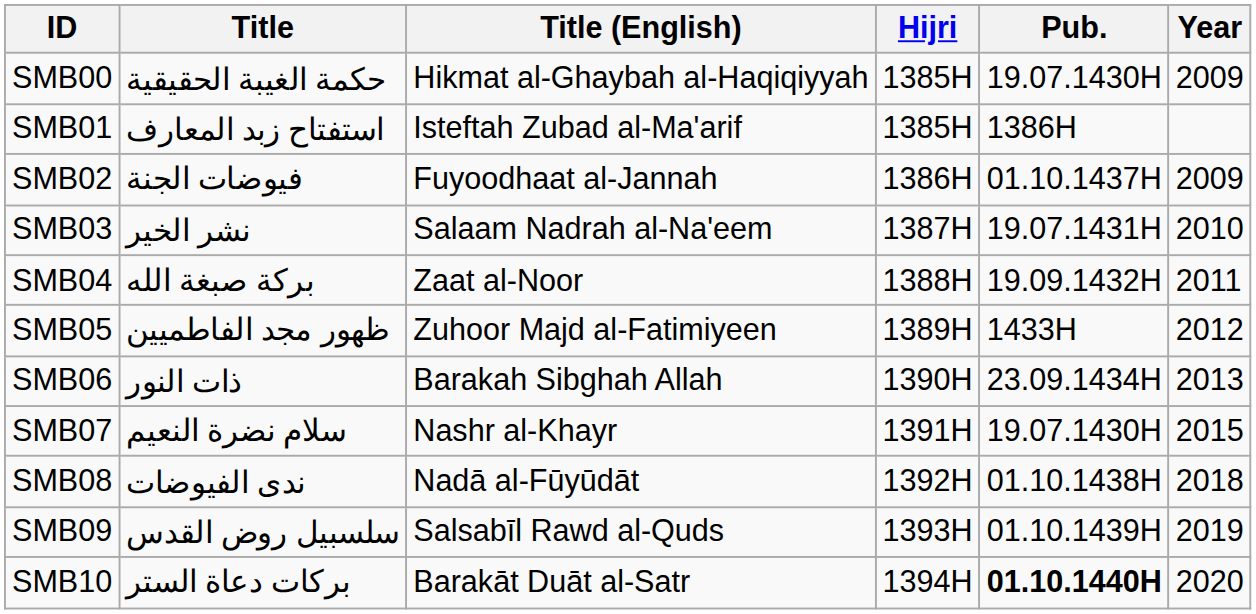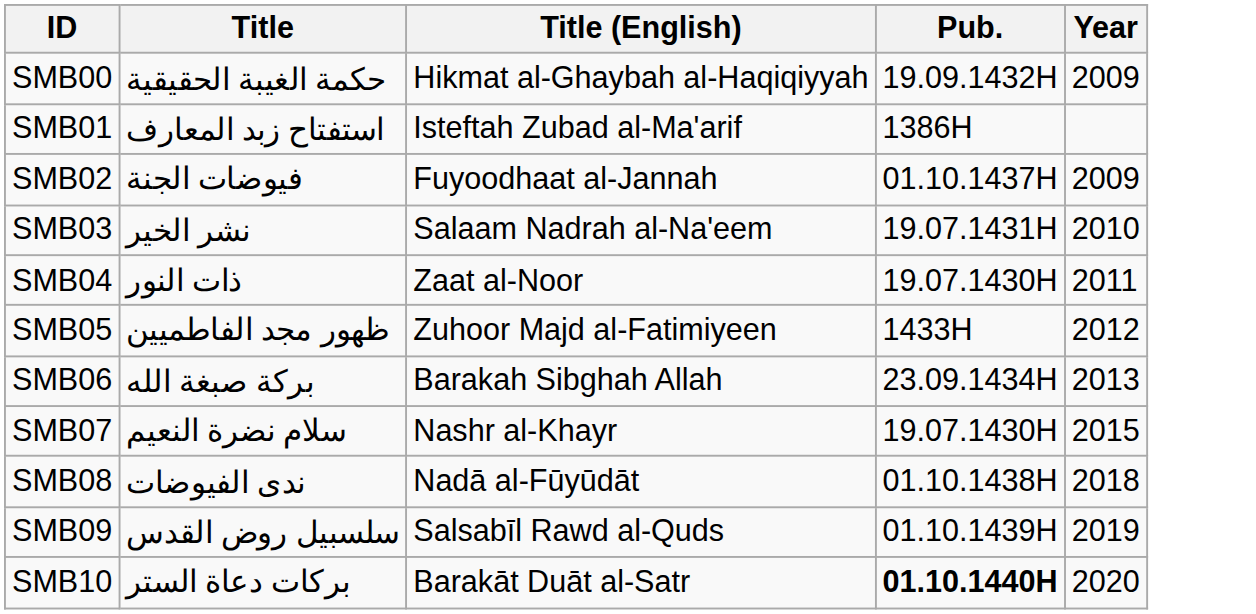- column: (928, 28)
(1074, 78) 19.07.1430H -> (970, 78) 19.09.1432H
(220, 280) بركة صبغة الله -> (184, 280) ذات النور
(1074, 279) 19.09.1432H -> (970, 279) 19.07.1430H
(184, 381) ذات النور -> (220, 381) بركة صبغة الله
